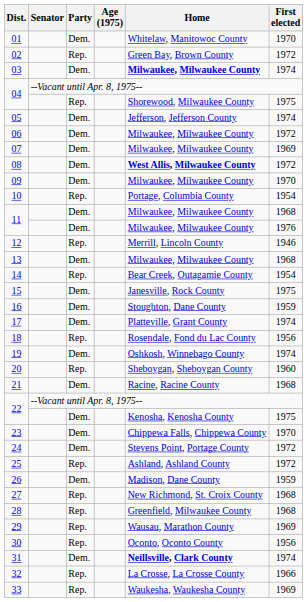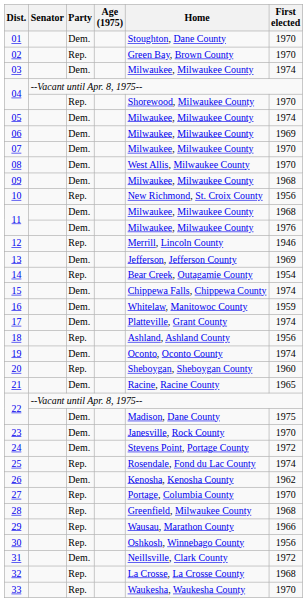(188, 39) Whitelaw, Manitowoc County -> (177, 39) Stoughton, Dane County
(286, 54) 1972 -> (286, 54) 1970
(194, 70) bold -> (191, 70) normal
(286, 102) 1975 -> (286, 102) 1970
(182, 117) Jefferson, Jefferson County -> (191, 117) Milwaukee, Milwaukee County
(286, 133) 1972 -> (286, 133) 1969
(286, 149) 1969 -> (286, 149) 1970
(192, 165) bold -> (189, 165) normal
(286, 165) 1972 -> (286, 165) 1970
(286, 180) 1970 -> (286, 180) 1968
(181, 196) Portage, Columbia County -> (195, 196) New Richmond, St. Croix County
(286, 196) 1954 -> (286, 196) 1956
(191, 259) Milwaukee, Milwaukee County -> (182, 259) Jefferson, Jefferson County
(286, 259) 1968 -> (286, 259) 1969
(176, 290) Janesville, Rock County -> (197, 290) Chippewa Falls, Chippewa County
(286, 290) 1975 -> (286, 290) 1974
(177, 306) Stoughton, Dane County -> (188, 306) Whitelaw, Manitowoc County
(192, 338) Rosendale, Fond du Lac County -> (179, 338) Ashland, Ashland County
(186, 353) Oshkosh, Winnebago County -> (175, 353) Oconto, Oconto County
(286, 385) 1968 -> (286, 385) 1965
(181, 416) Kenosha, Kenosha County -> (174, 416) Madison, Dane County
(197, 432) Chippewa Falls, Chippewa County -> (176, 432) Janesville, Rock County
(179, 464) Ashland, Ashland County -> (192, 464) Rosendale, Fond du Lac County
(286, 464) 1972 -> (286, 464) 1974
(174, 479) Madison, Dane County -> (181, 479) Kenosha, Kenosha County
(286, 479) 1959 -> (286, 479) 1962
(195, 495) New Richmond, St. Croix County -> (181, 495) Portage, Columbia County
(286, 495) 1968 -> (286, 495) 1970
(286, 526) 1969 -> (286, 526) 1966
(175, 542) Oconto, Oconto County -> (186, 542) Oshkosh, Winnebago County
(180, 558) bold -> (178, 558) normal
(286, 558) 1974 -> (286, 558) 1972
(286, 574) 1966 -> (286, 574) 1968
(286, 589) 1969 -> (286, 589) 1970
